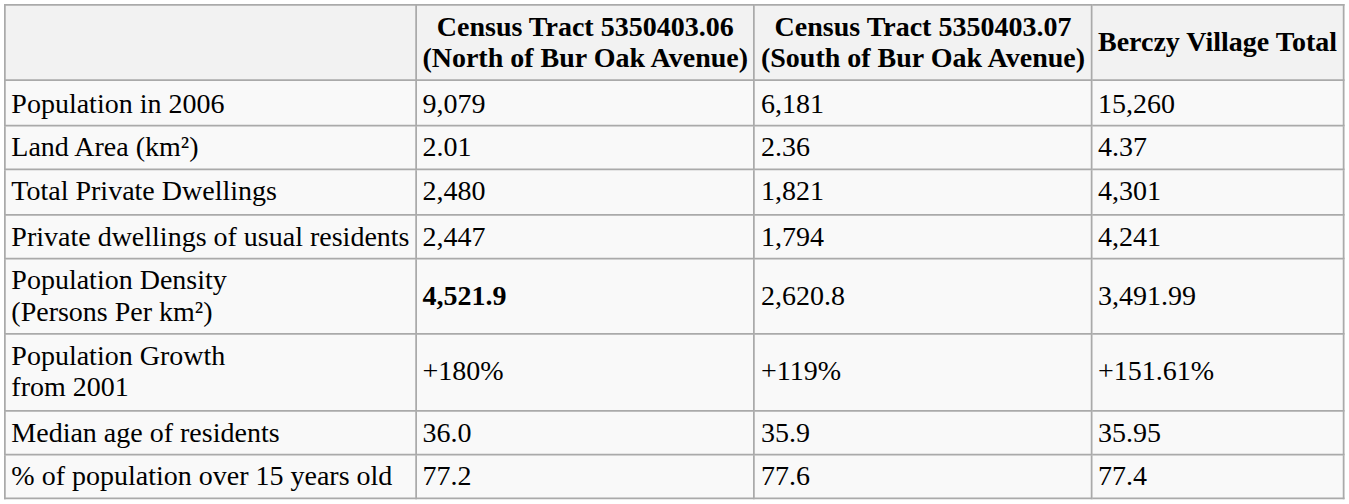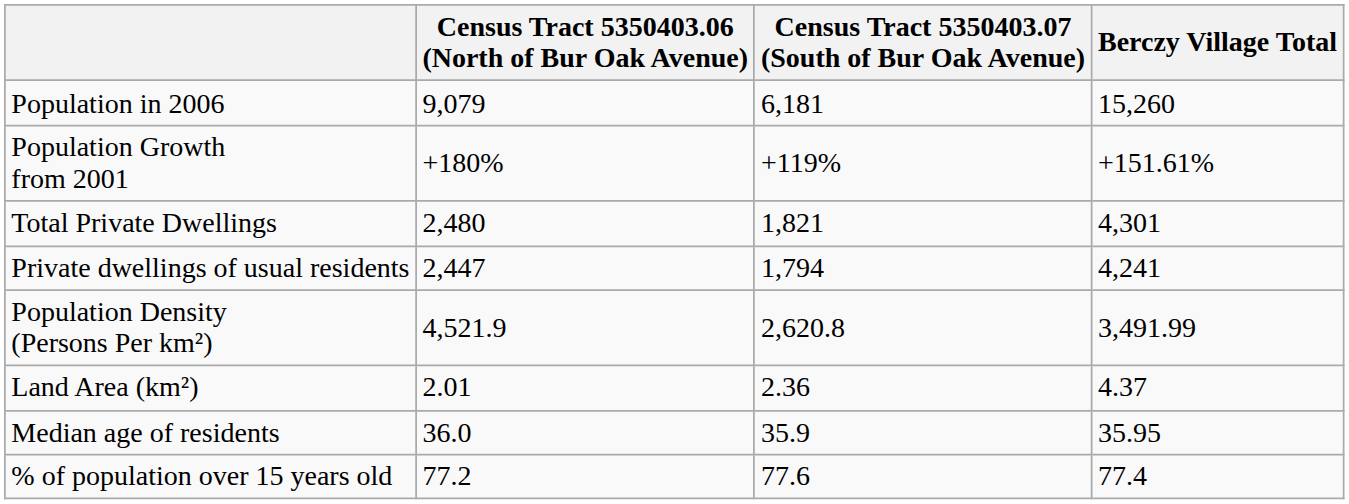rows swapped: (118, 371) <-> (105, 147)
(464, 295) bold -> (464, 327) normal
